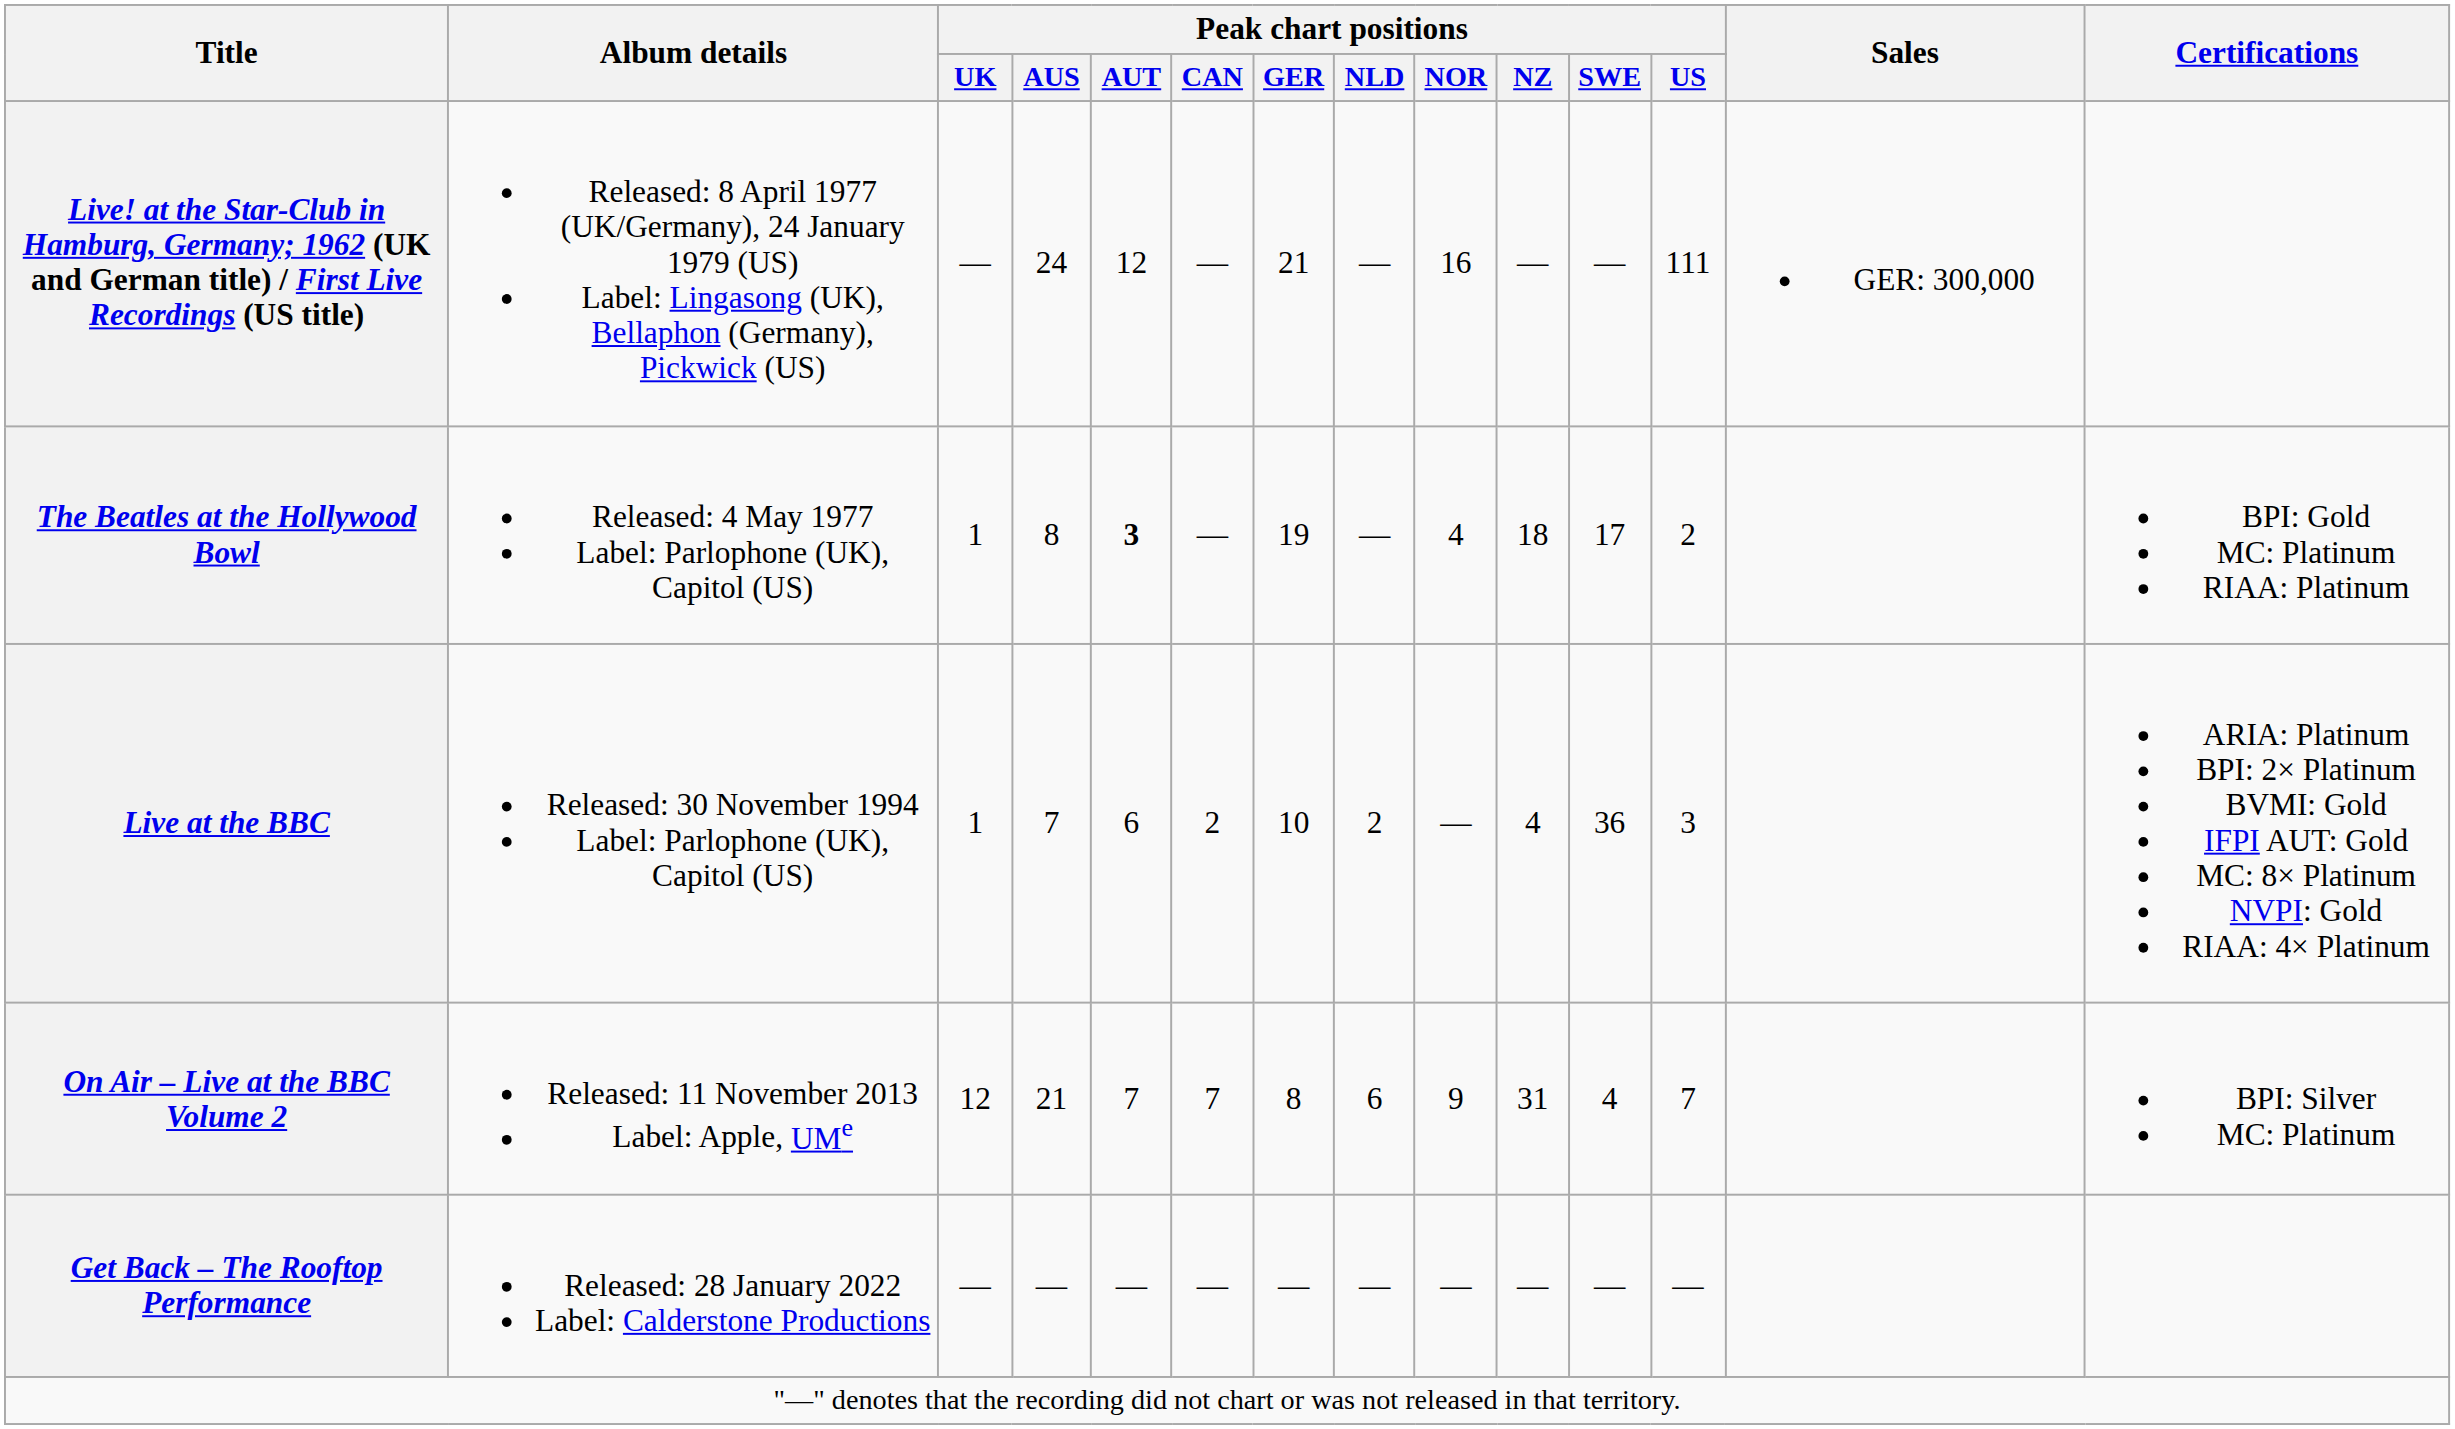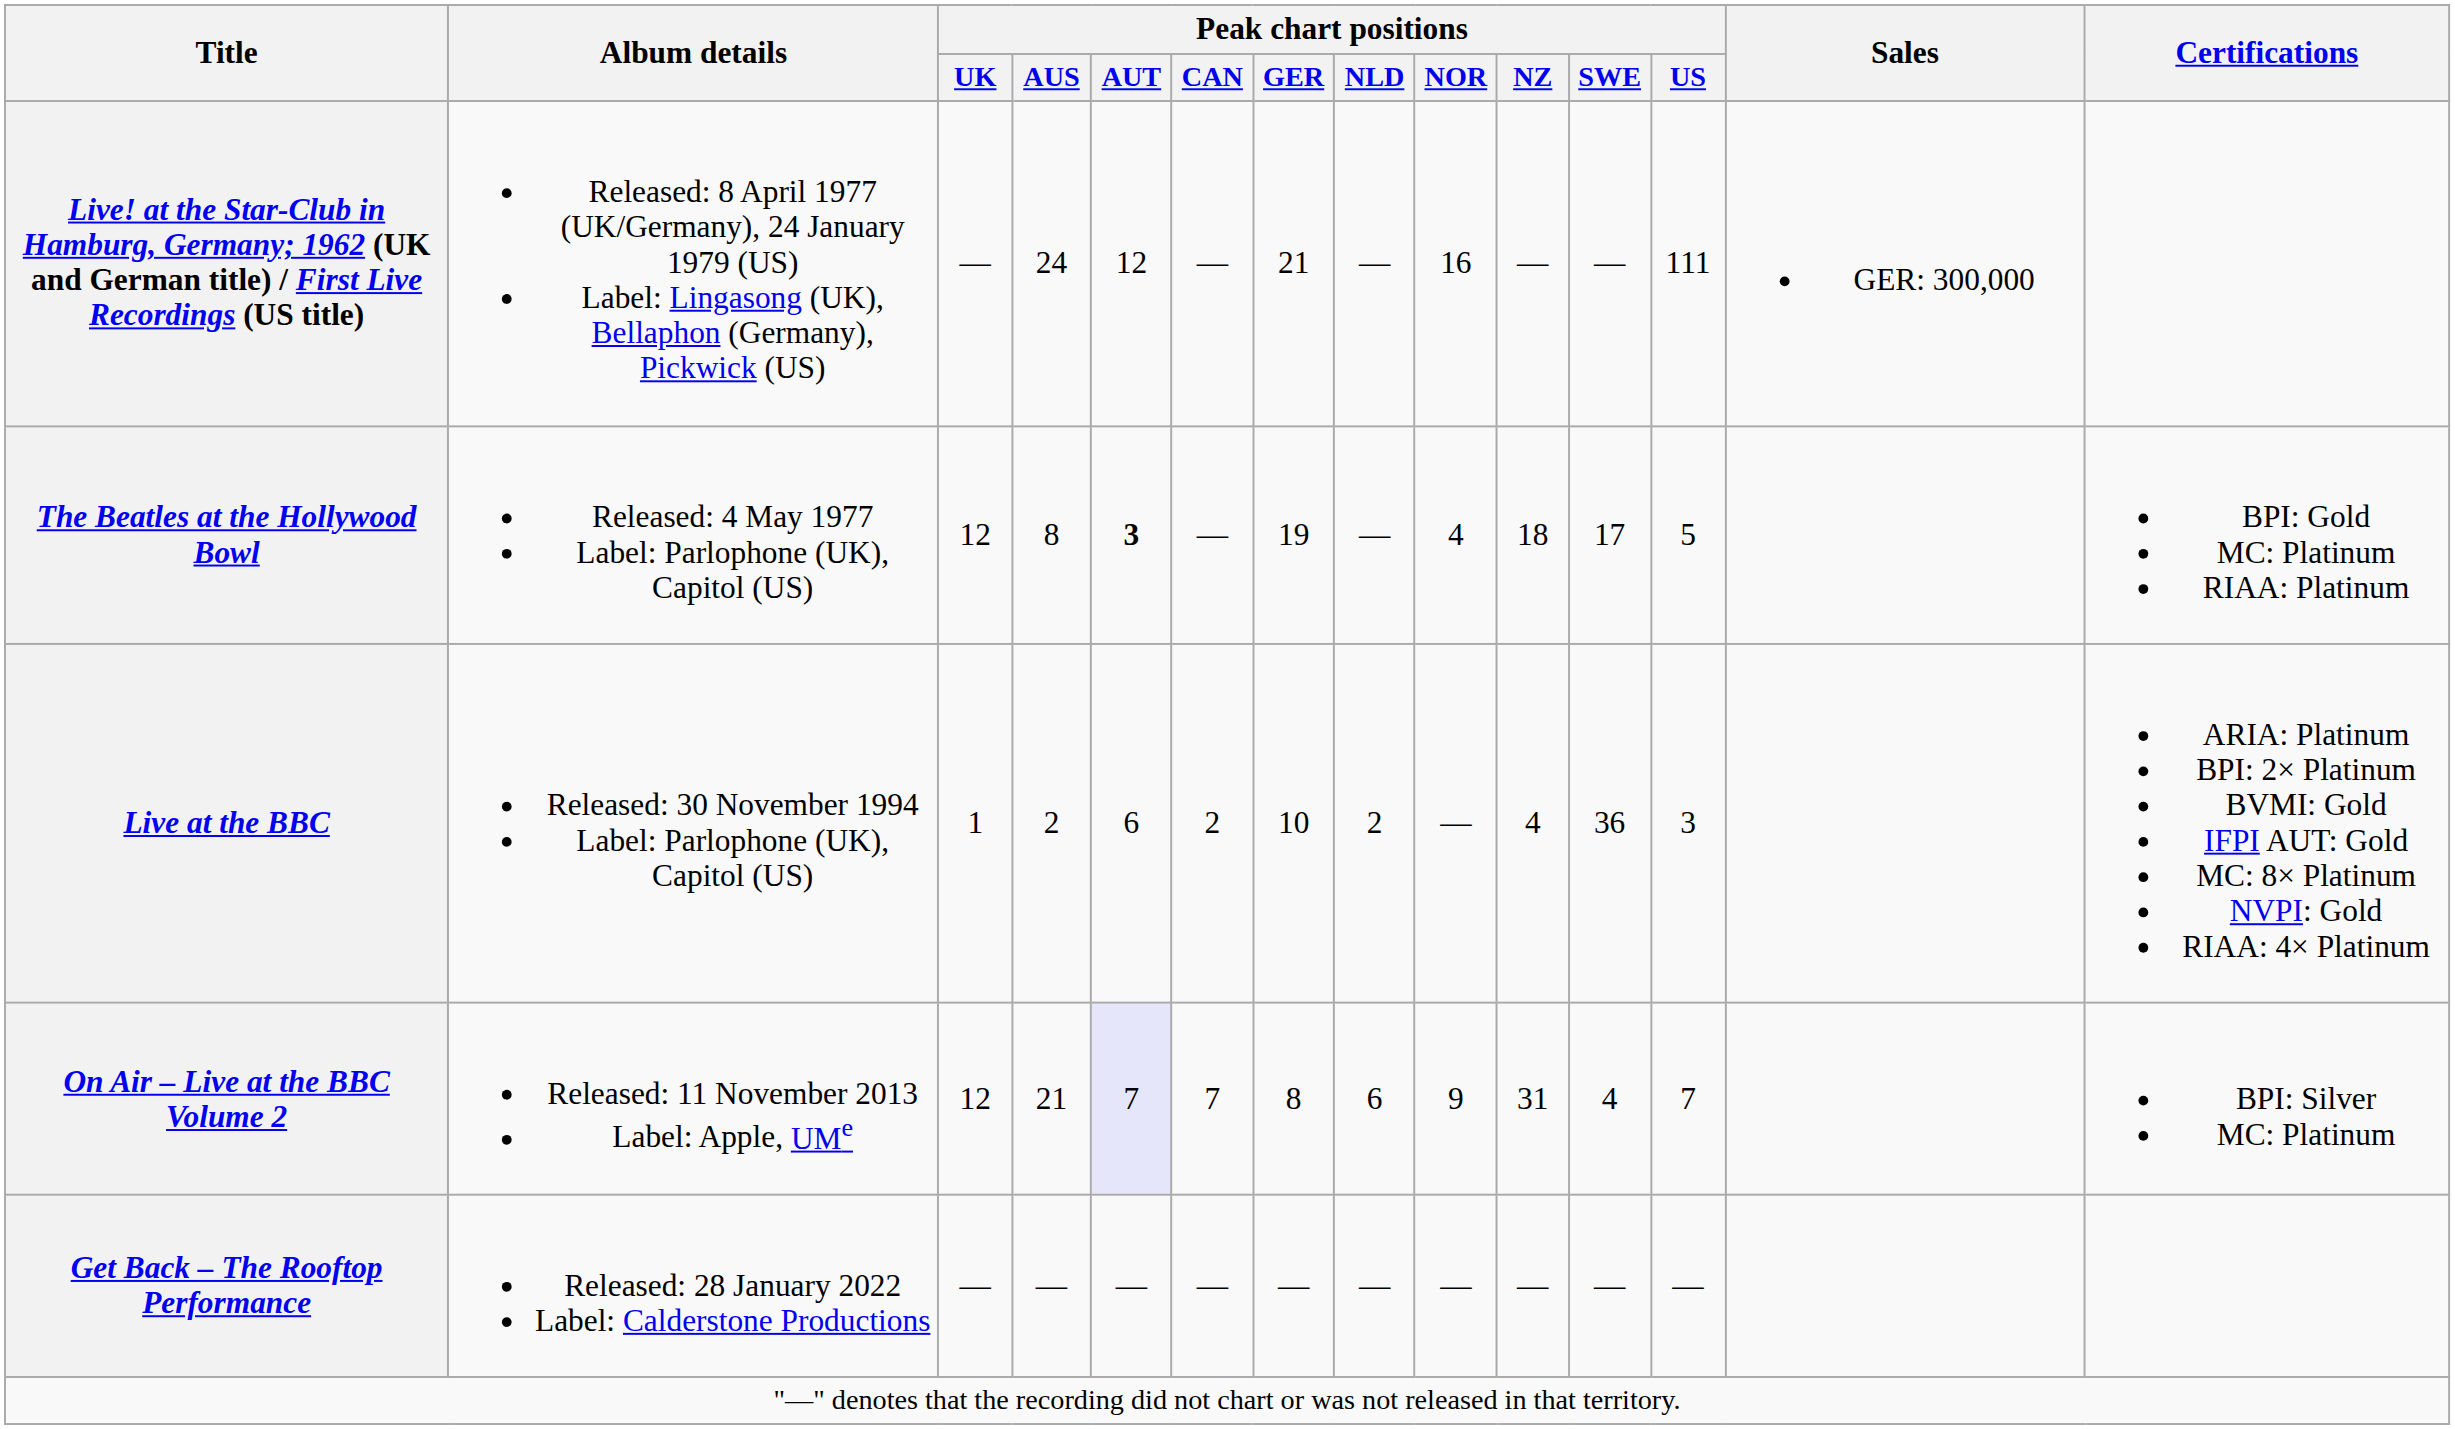(975, 534) 1 -> (975, 534) 12
(1688, 534) 2 -> (1688, 534) 5
(1051, 822) 7 -> (1051, 822) 2
(1131, 1098) no background -> (1131, 1098) lavender background
